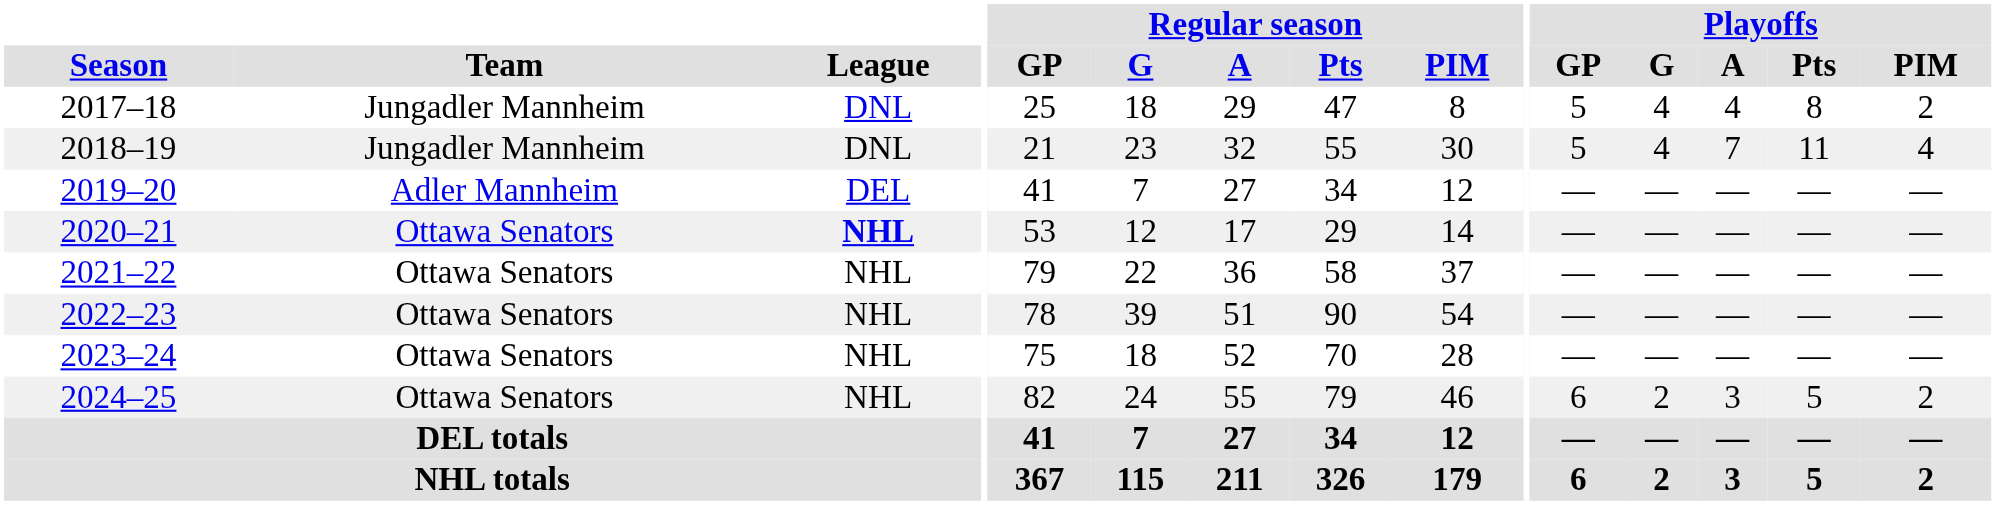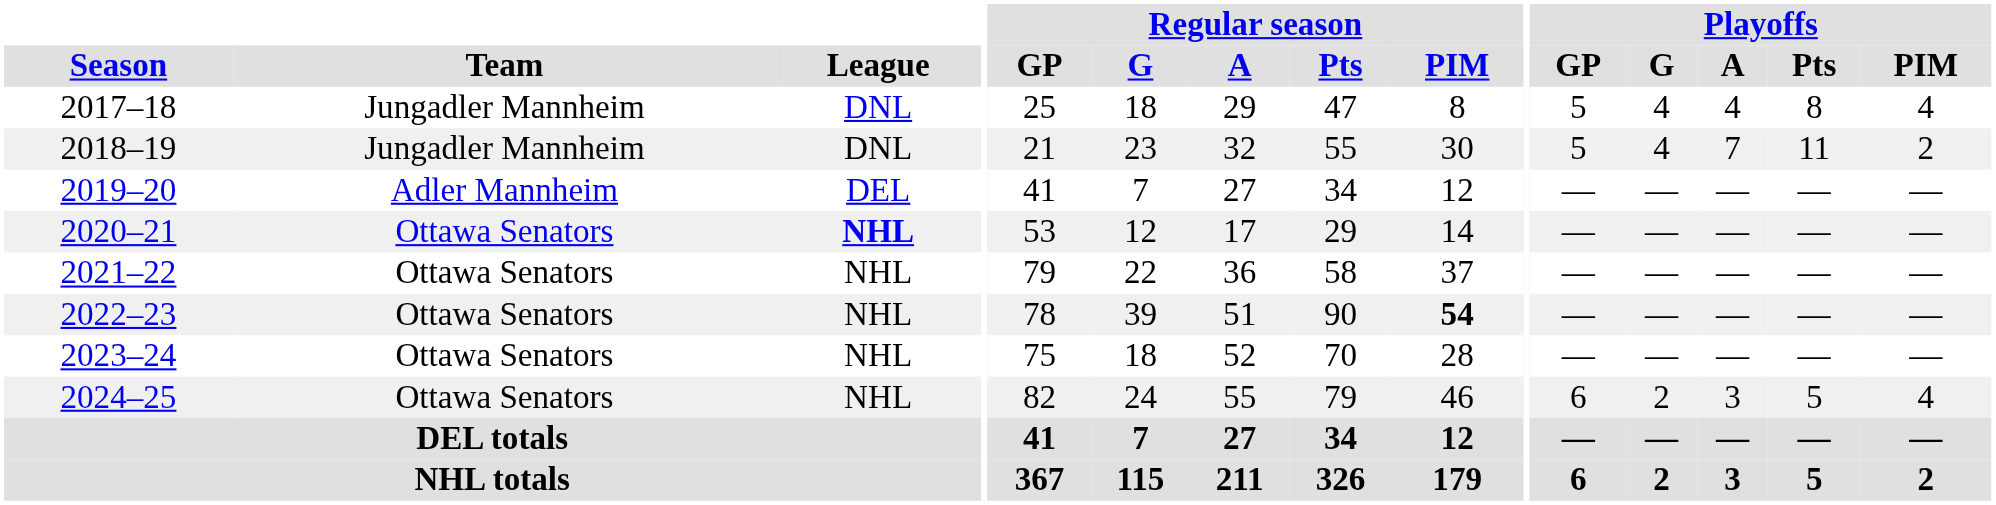(1926, 106) 2 -> (1926, 106) 4
(1926, 148) 4 -> (1926, 148) 2
(1457, 313) normal -> (1457, 313) bold
(1926, 396) 2 -> (1926, 396) 4
